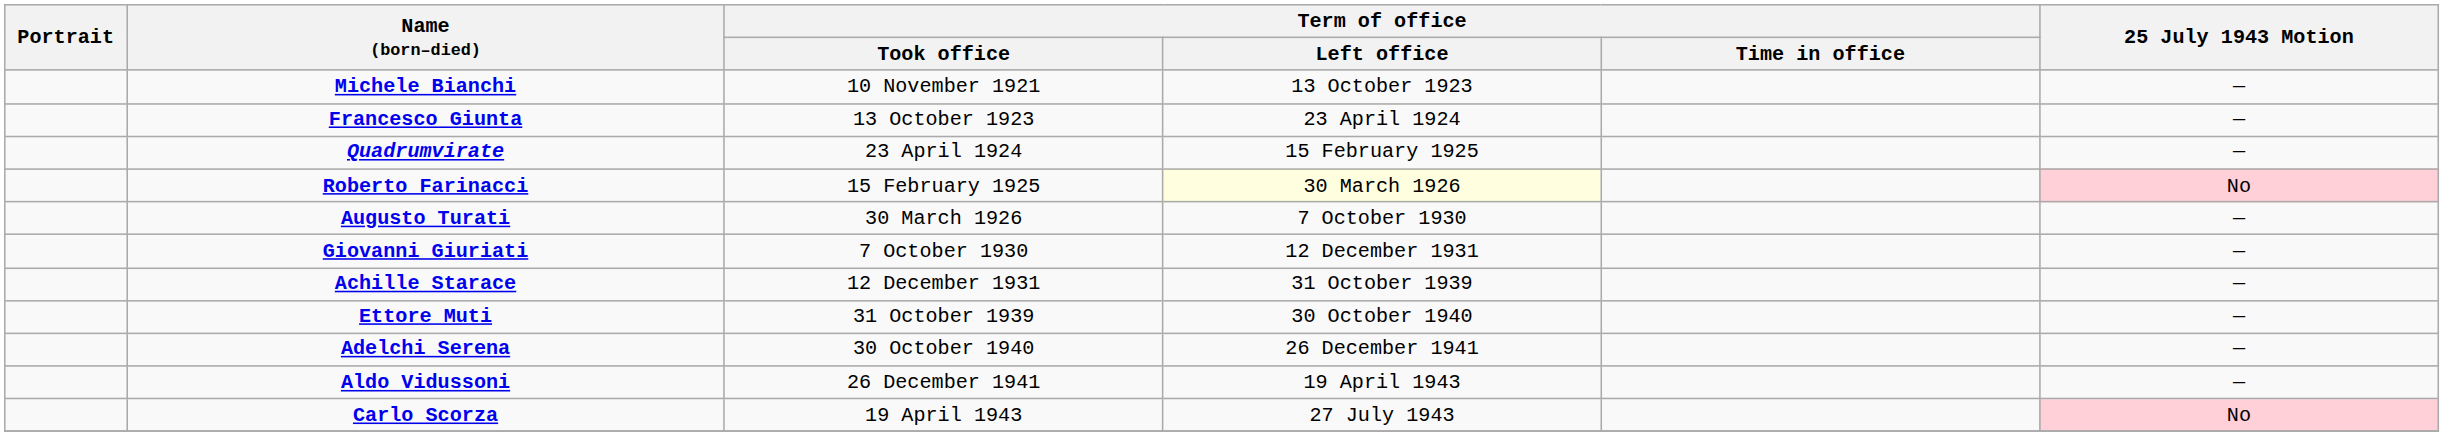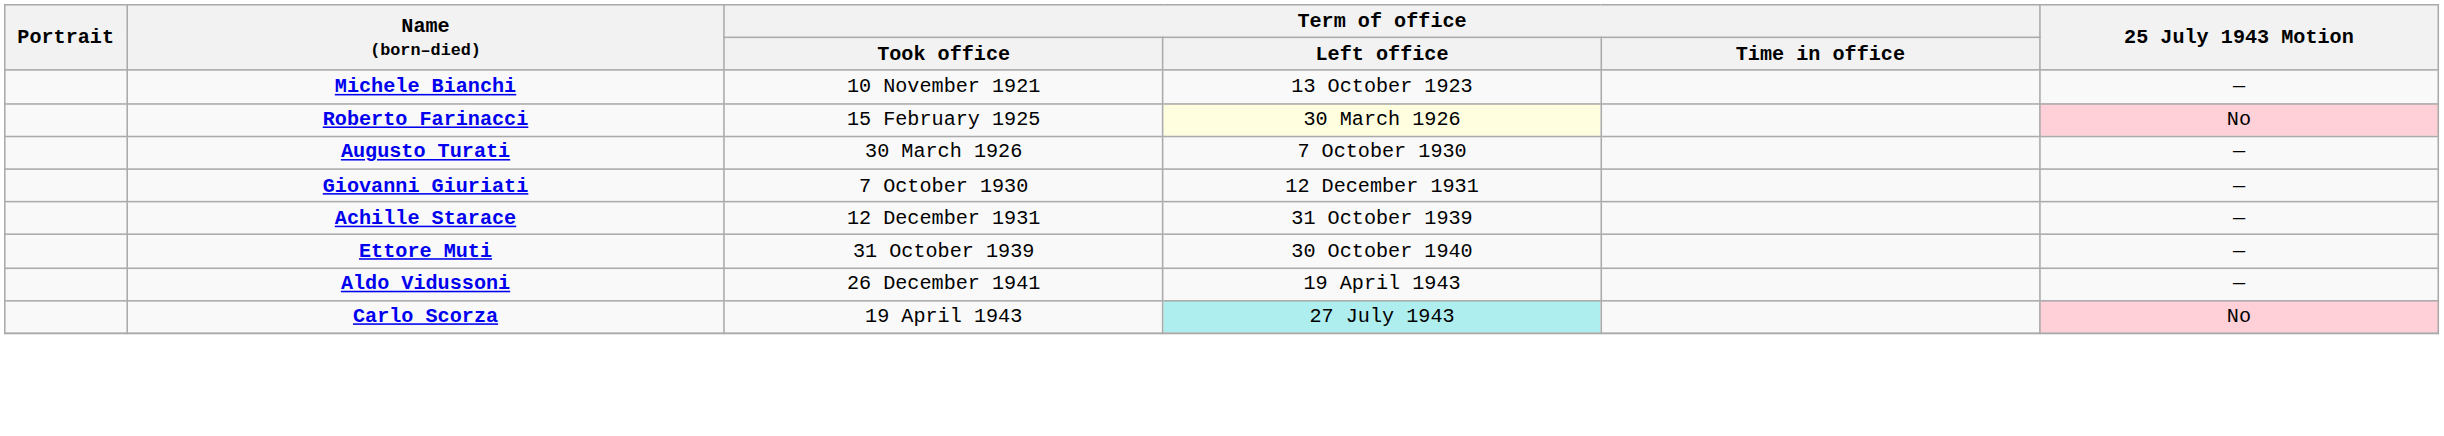- row: (426, 120)
- row: (426, 153)
- row: (426, 350)
(1382, 415) no background -> (1382, 317) paleturquoise background
